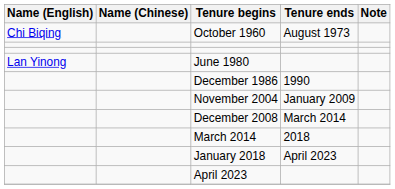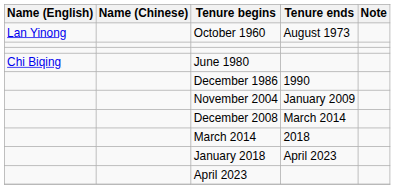(34, 32) Chi Biqing -> (37, 32) Lan Yinong
(37, 62) Lan Yinong -> (34, 62) Chi Biqing
